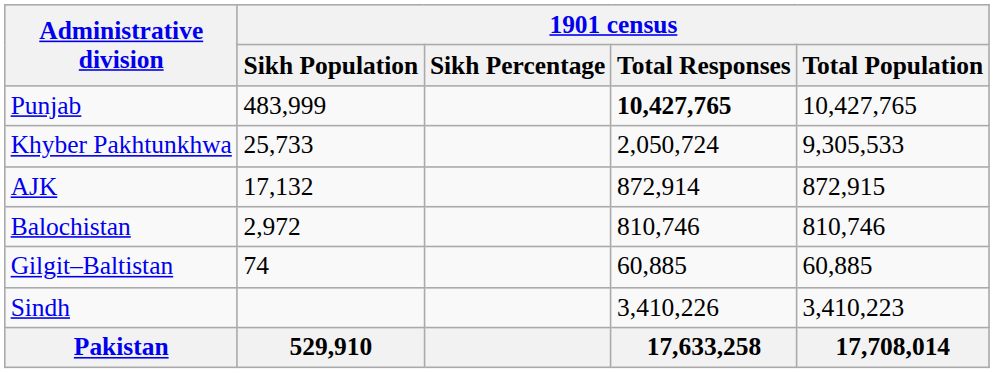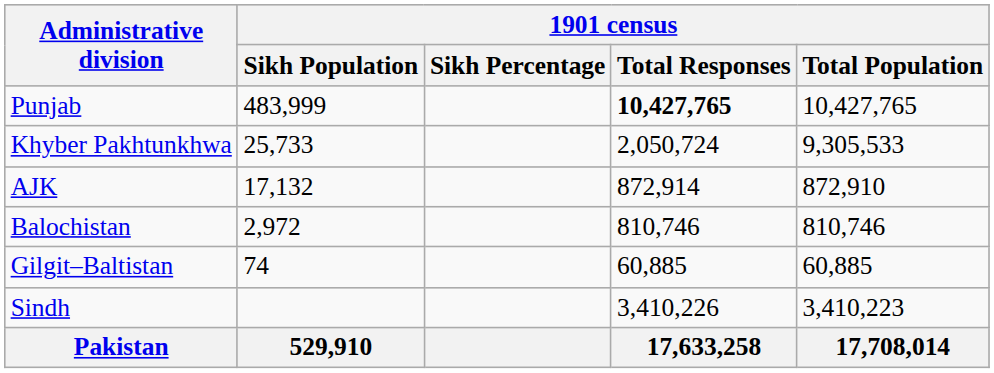(844, 186) 872,915 -> (844, 186) 872,910
